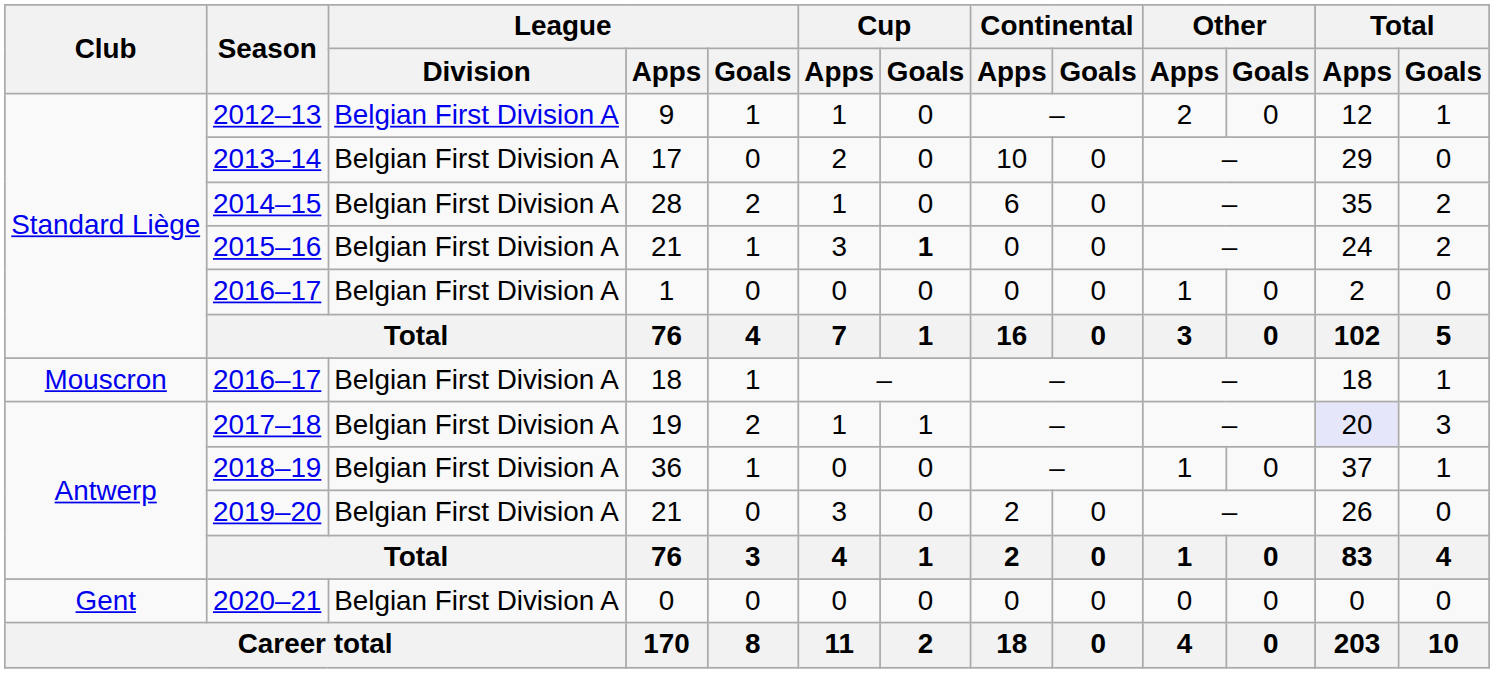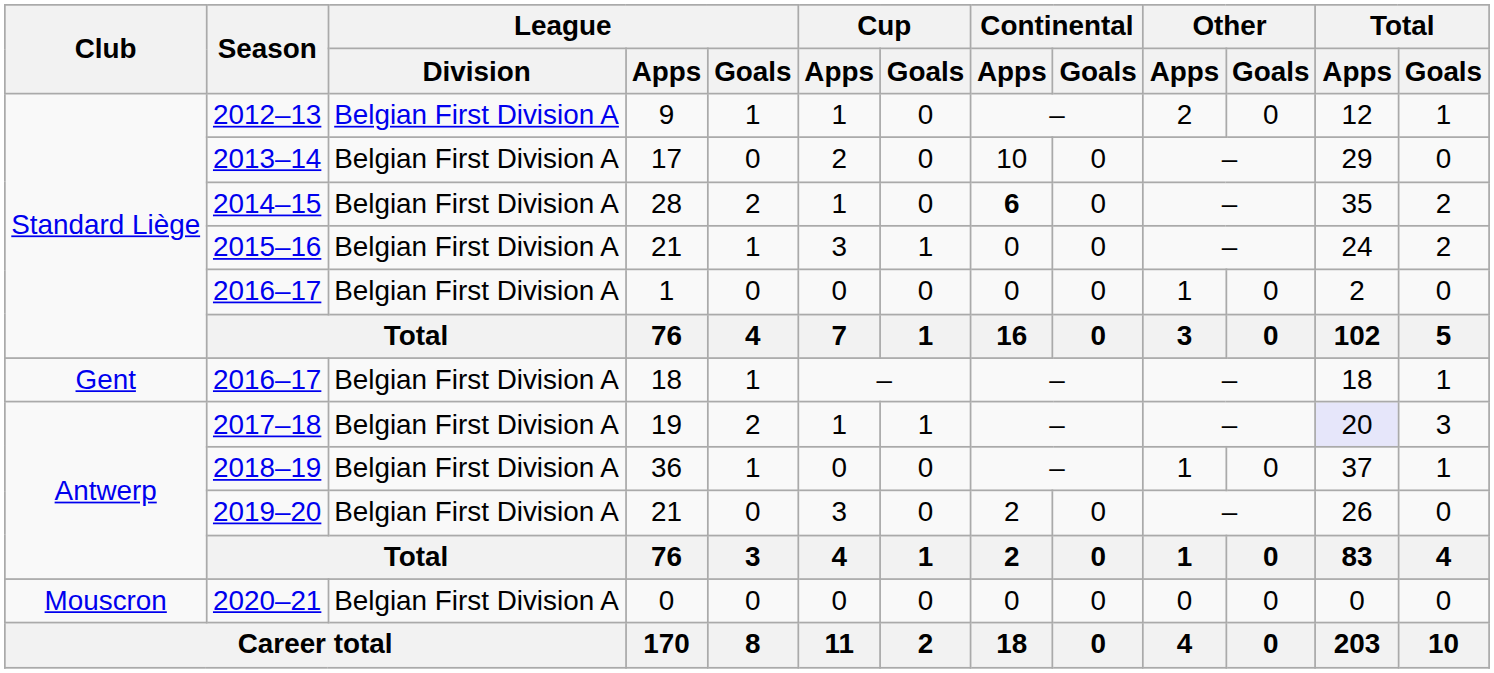(1012, 203) normal -> (1012, 203) bold
(925, 247) bold -> (925, 247) normal
(106, 379) Mouscron -> (106, 379) Gent
(106, 600) Gent -> (106, 600) Mouscron
